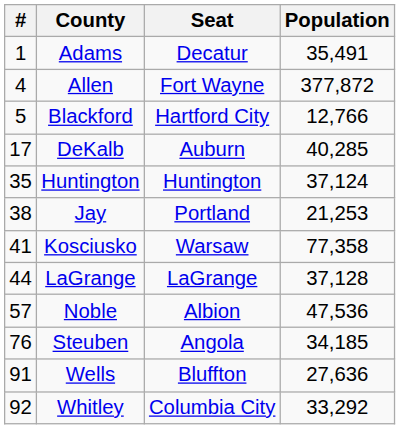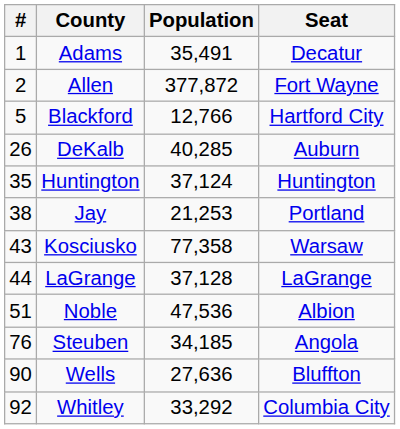columns swapped: (212, 20) <-> (337, 20)
(21, 85) 4 -> (21, 85) 2
(21, 149) 17 -> (21, 149) 26
(21, 246) 41 -> (21, 246) 43
(21, 310) 57 -> (21, 310) 51
(21, 375) 91 -> (21, 375) 90
